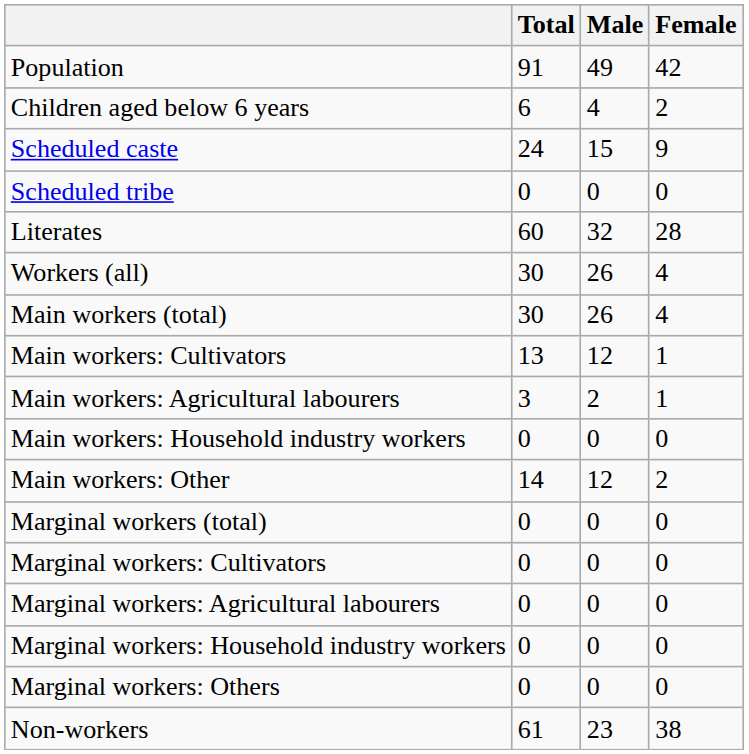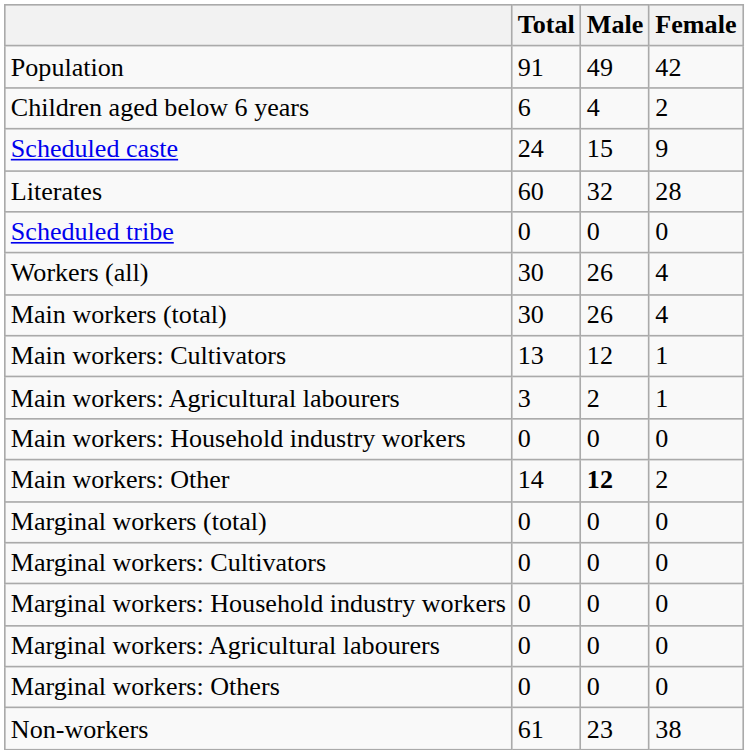rows swapped: (92, 190) <-> (56, 231)
(600, 480) normal -> (600, 480) bold
rows swapped: (225, 604) <-> (258, 645)
